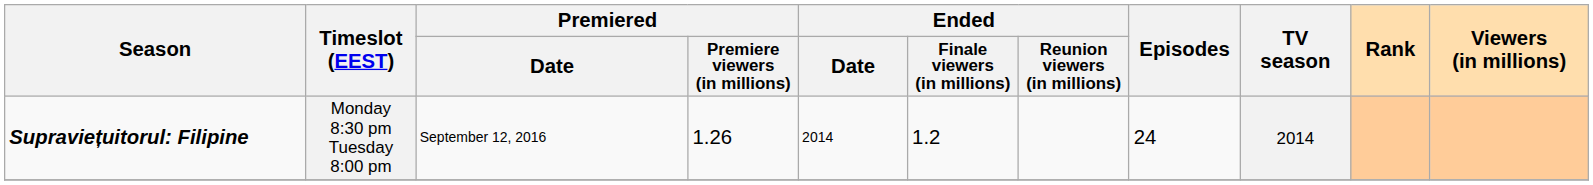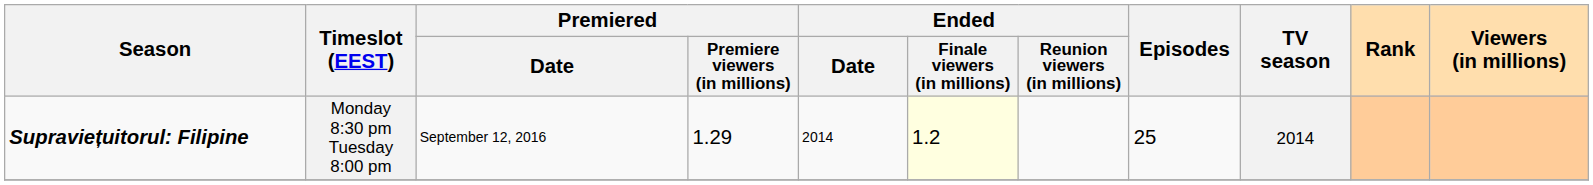(712, 137) 1.26 -> (712, 137) 1.29
(926, 137) no background -> (926, 137) lightyellow background
(1145, 137) 24 -> (1145, 137) 25
